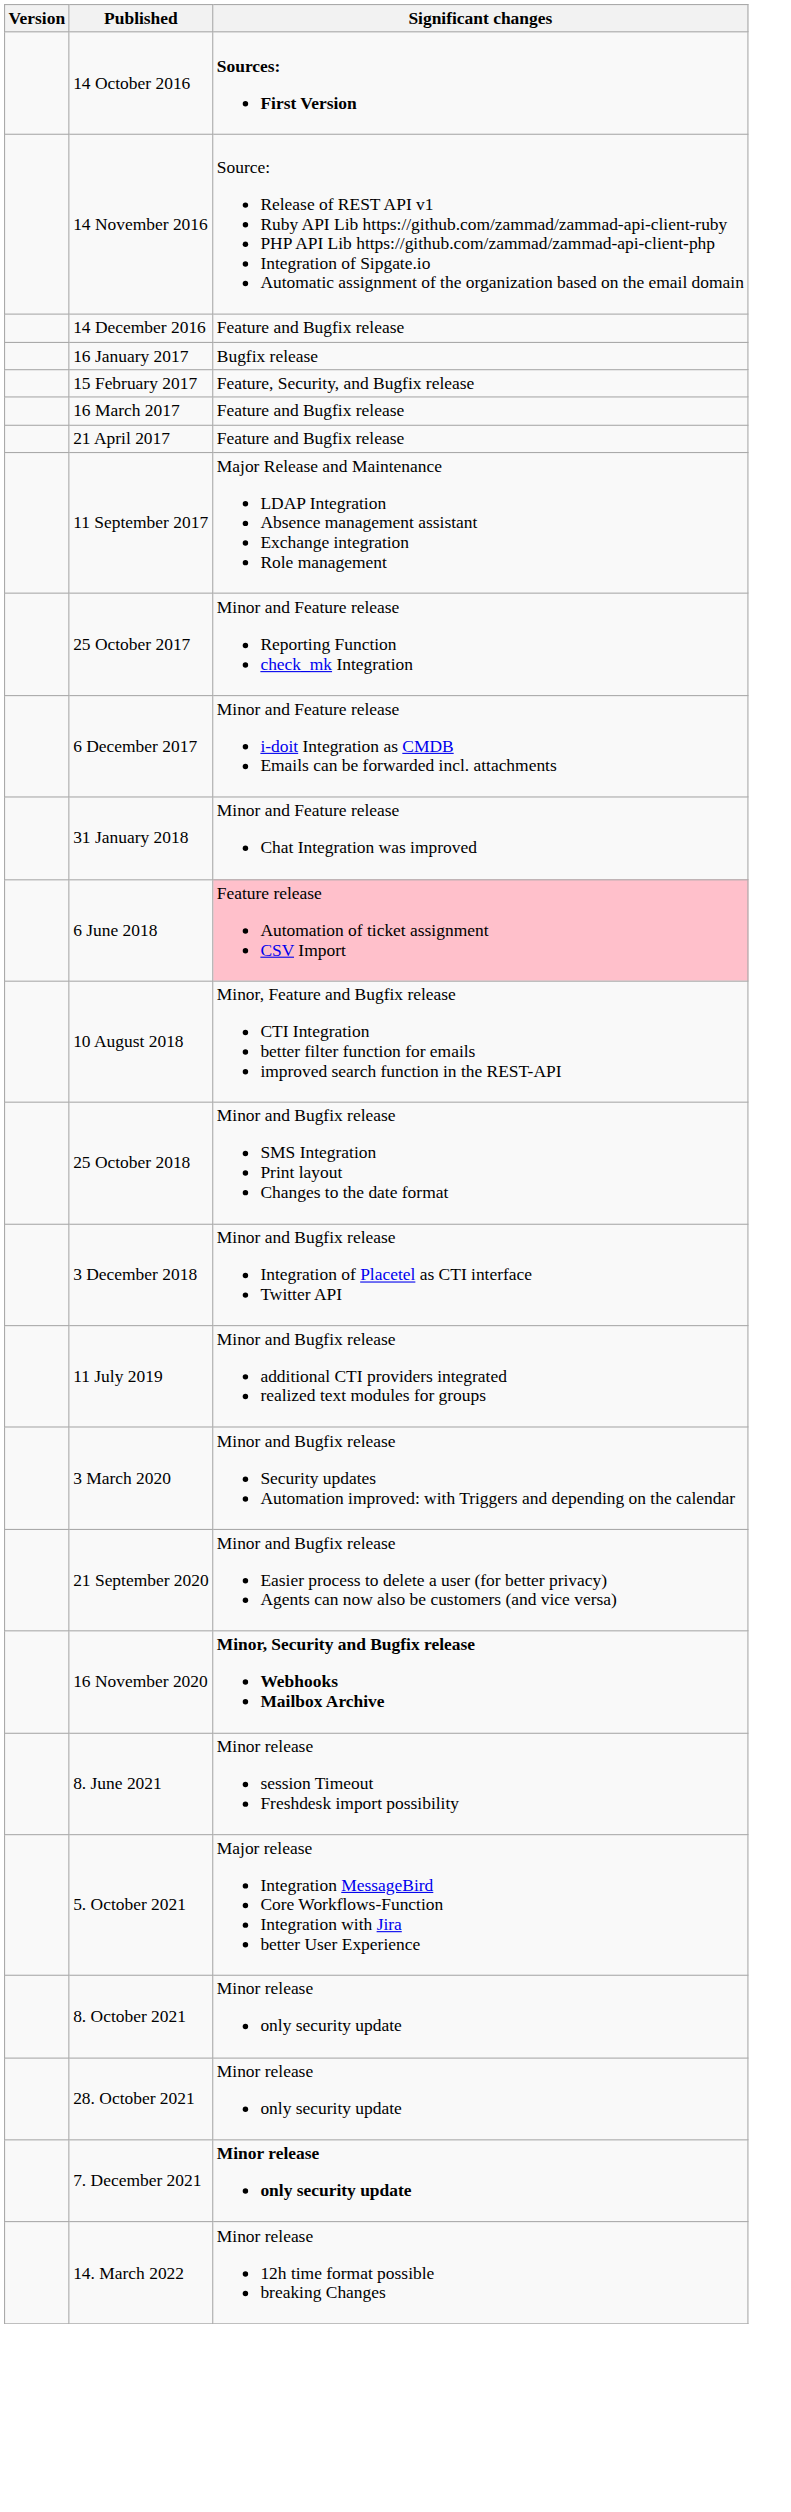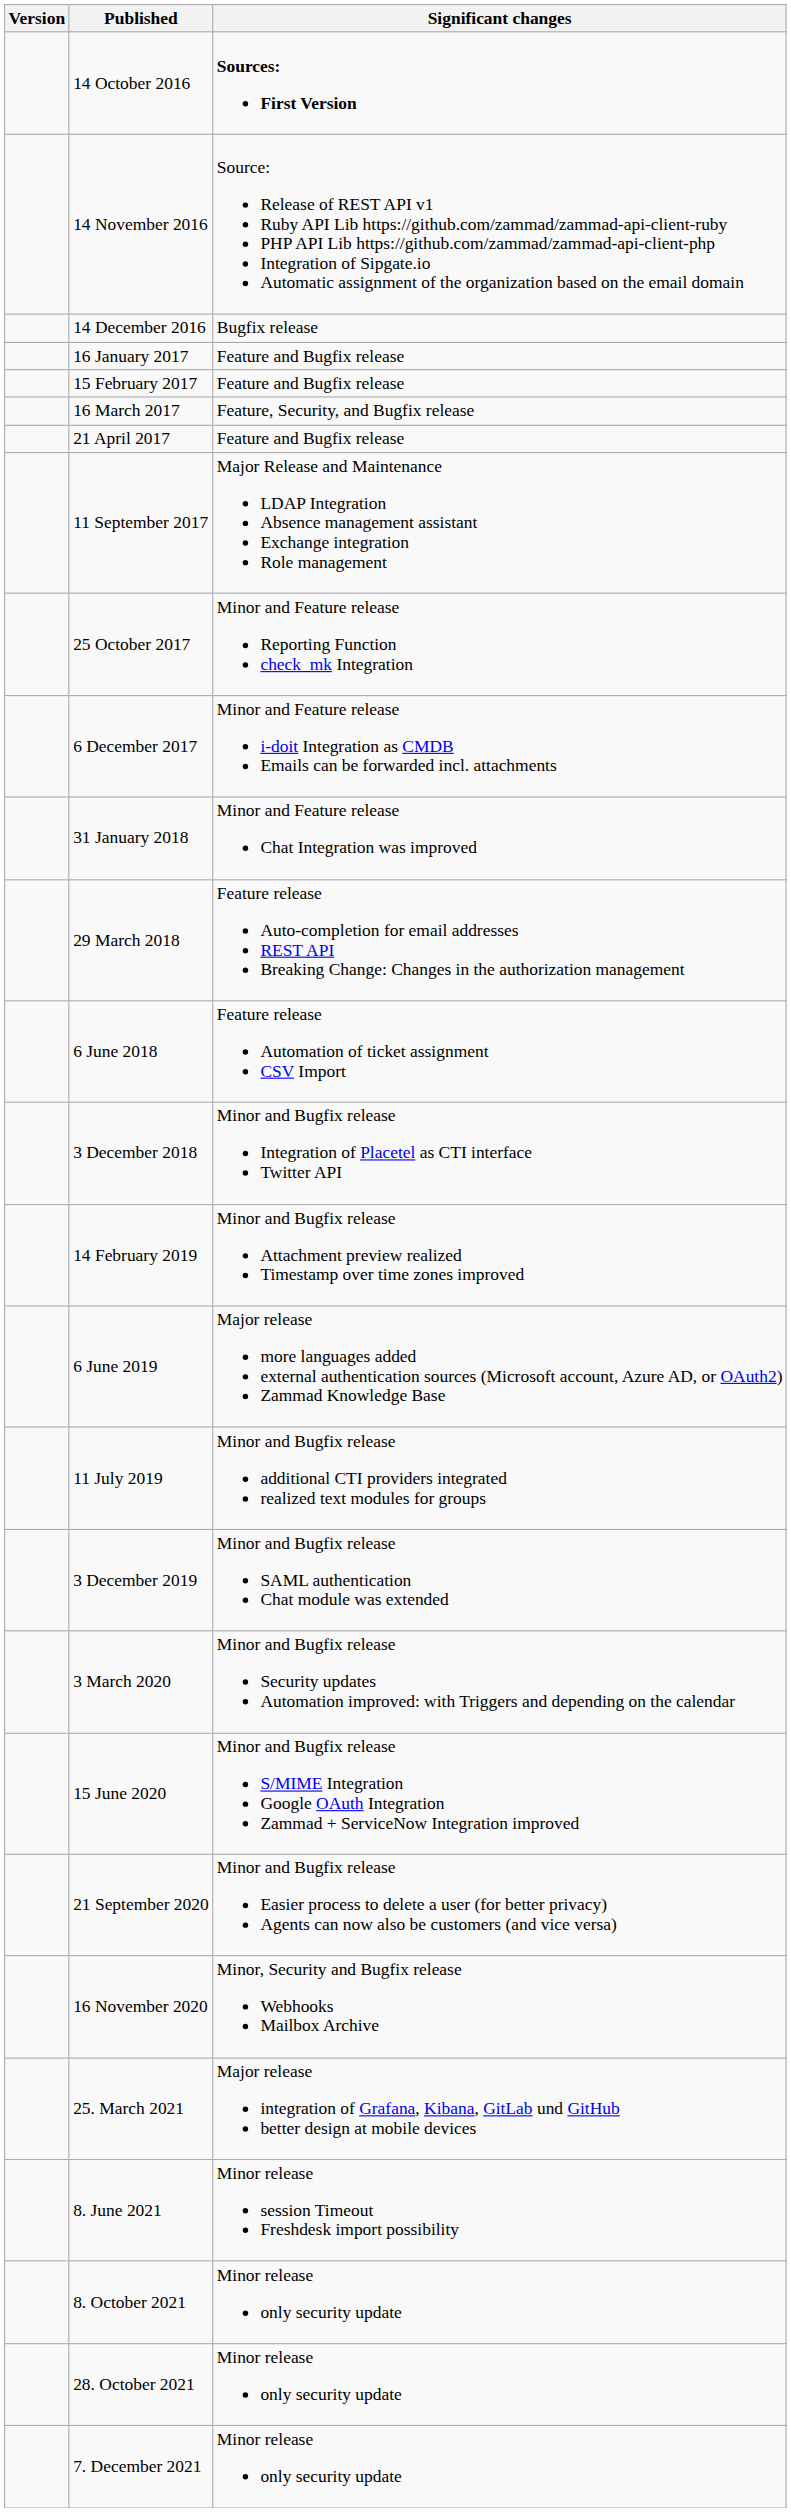(310, 328) Feature and Bugfix release -> (267, 328) Bugfix release
(267, 355) Bugfix release -> (310, 355) Feature and Bugfix release
(346, 383) Feature, Security, and Bugfix release -> (310, 383) Feature and Bugfix release
(310, 411) Feature and Bugfix release -> (346, 411) Feature, Security, and Bugfix release
+ row: (126, 939)
(480, 921) pink background -> (500, 1043) no background
- row: (128, 1041)
- row: (132, 1163)
+ row: (135, 1255)
+ row: (115, 1366)
+ row: (135, 1580)
+ row: (120, 1793)
(480, 1673) bold -> (500, 1998) normal
+ row: (129, 2108)
- row: (130, 1904)
(480, 2172) bold -> (500, 2458) normal
- row: (129, 2272)
